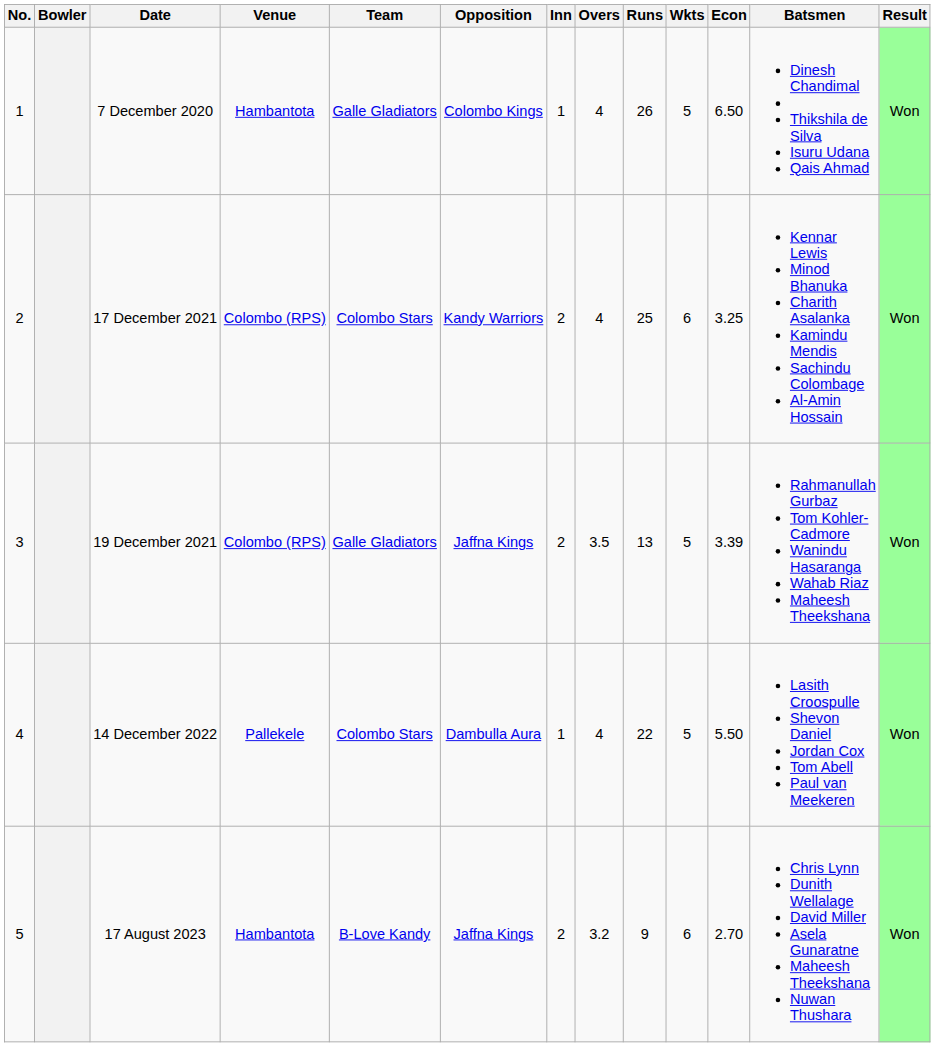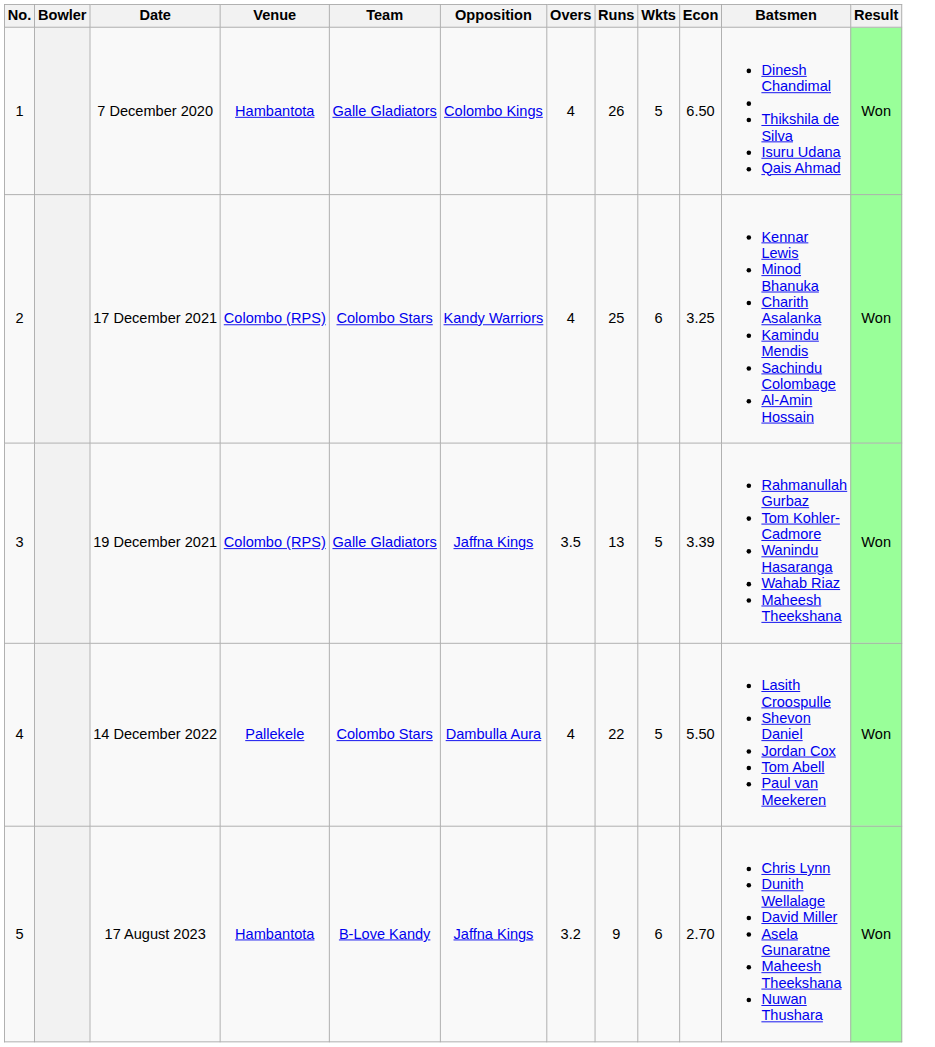- column: (561, 16)
